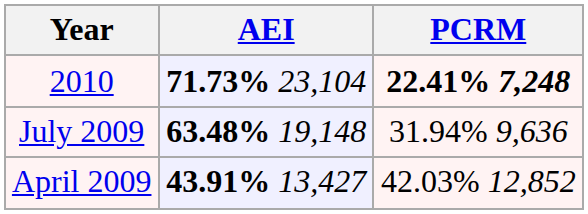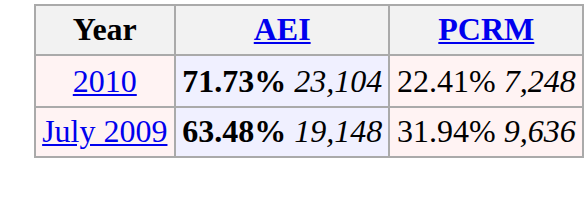(478, 80) bold -> (486, 80) normal
- row: (82, 182)
